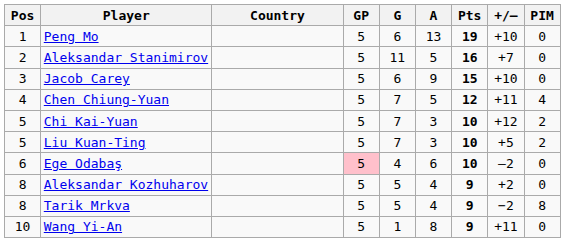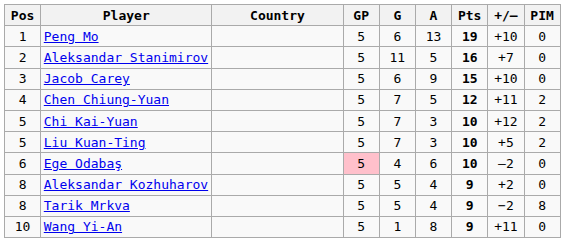(542, 100) 4 -> (542, 100) 2
